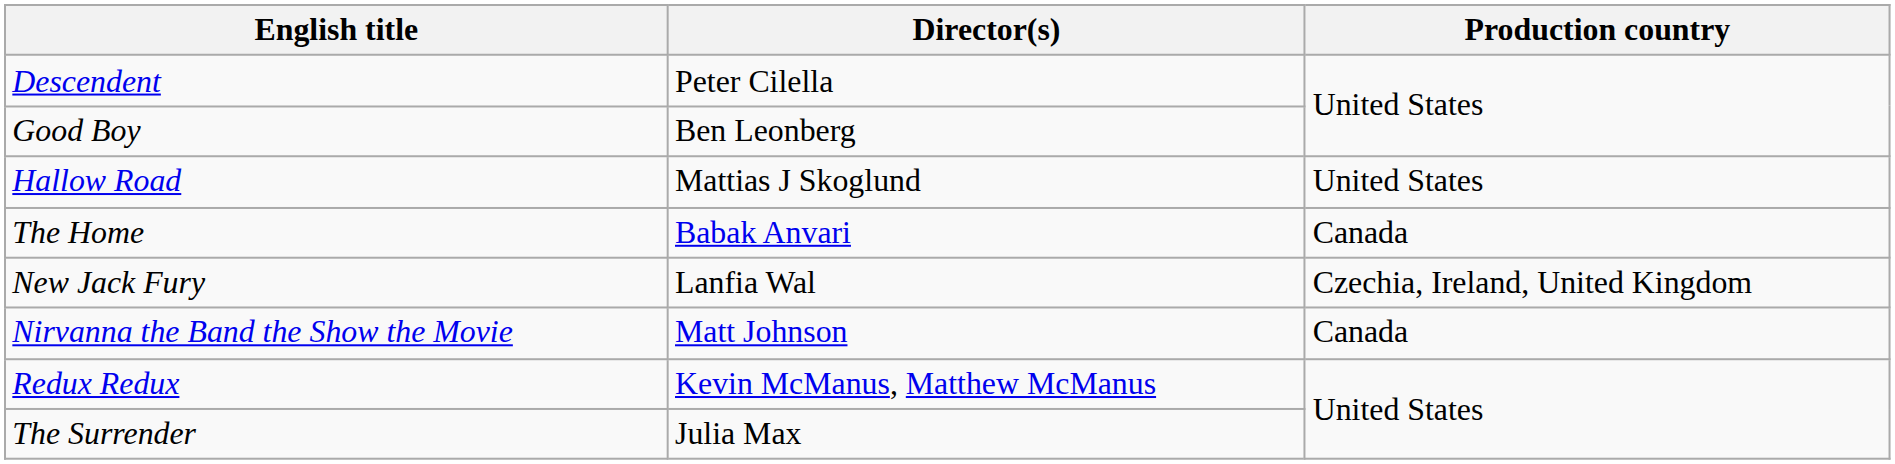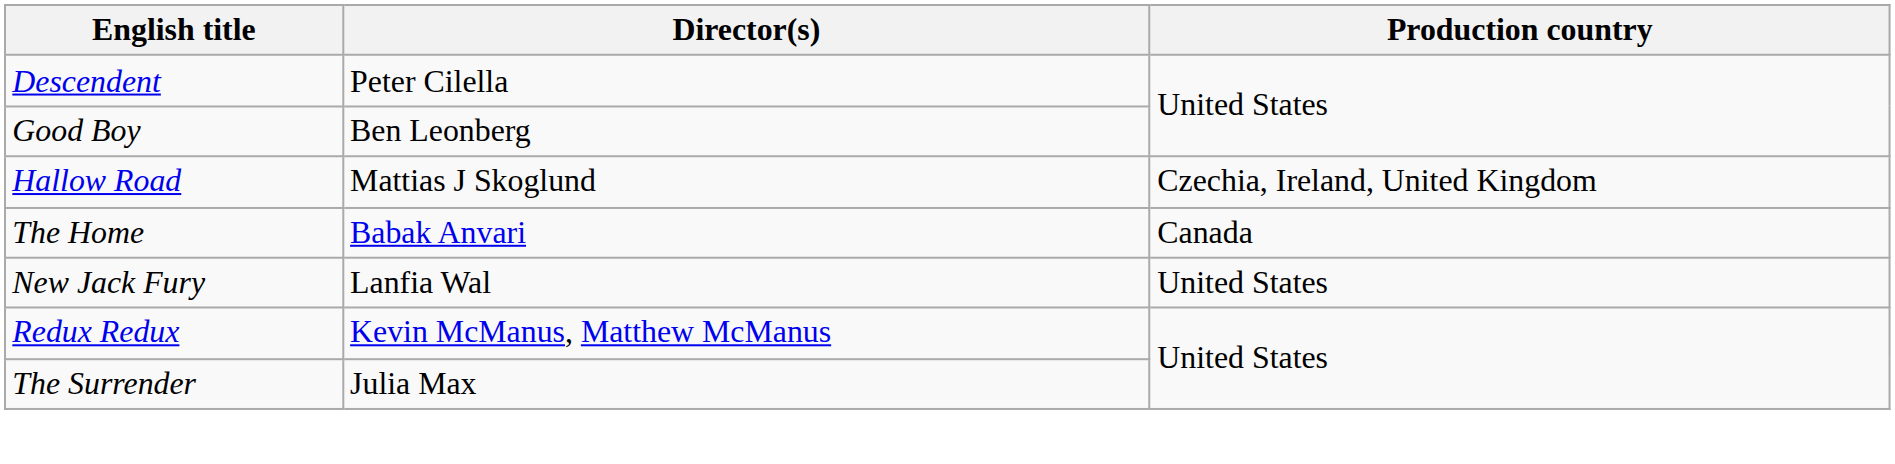(1398, 181) United States -> (1377, 181) Czechia, Ireland, United Kingdom
(1532, 282) Czechia, Ireland, United Kingdom -> (1243, 282) United States
- row: (263, 332)
